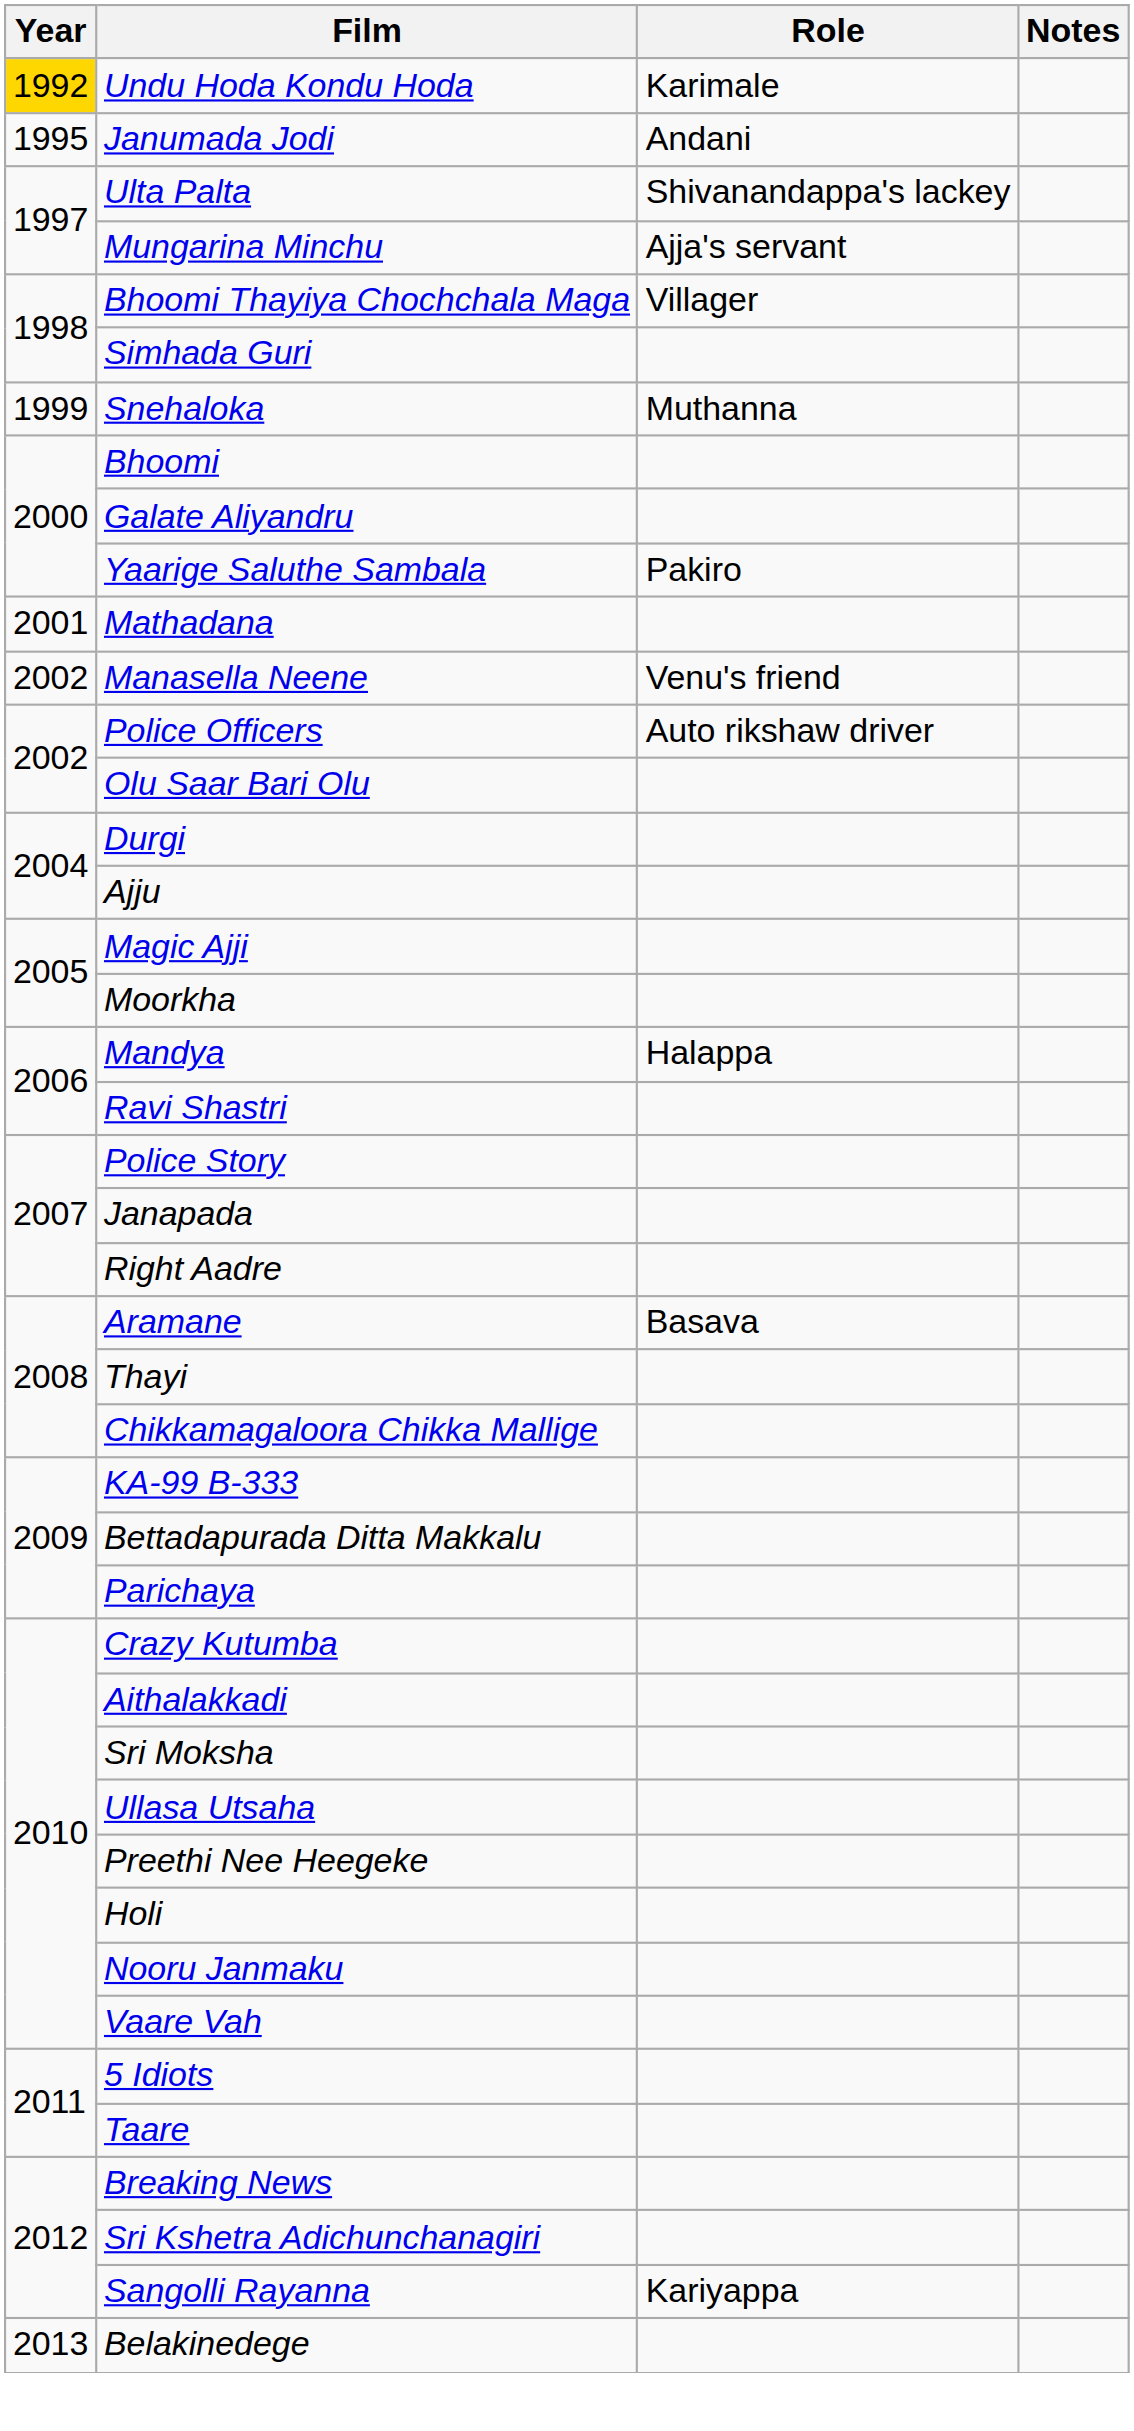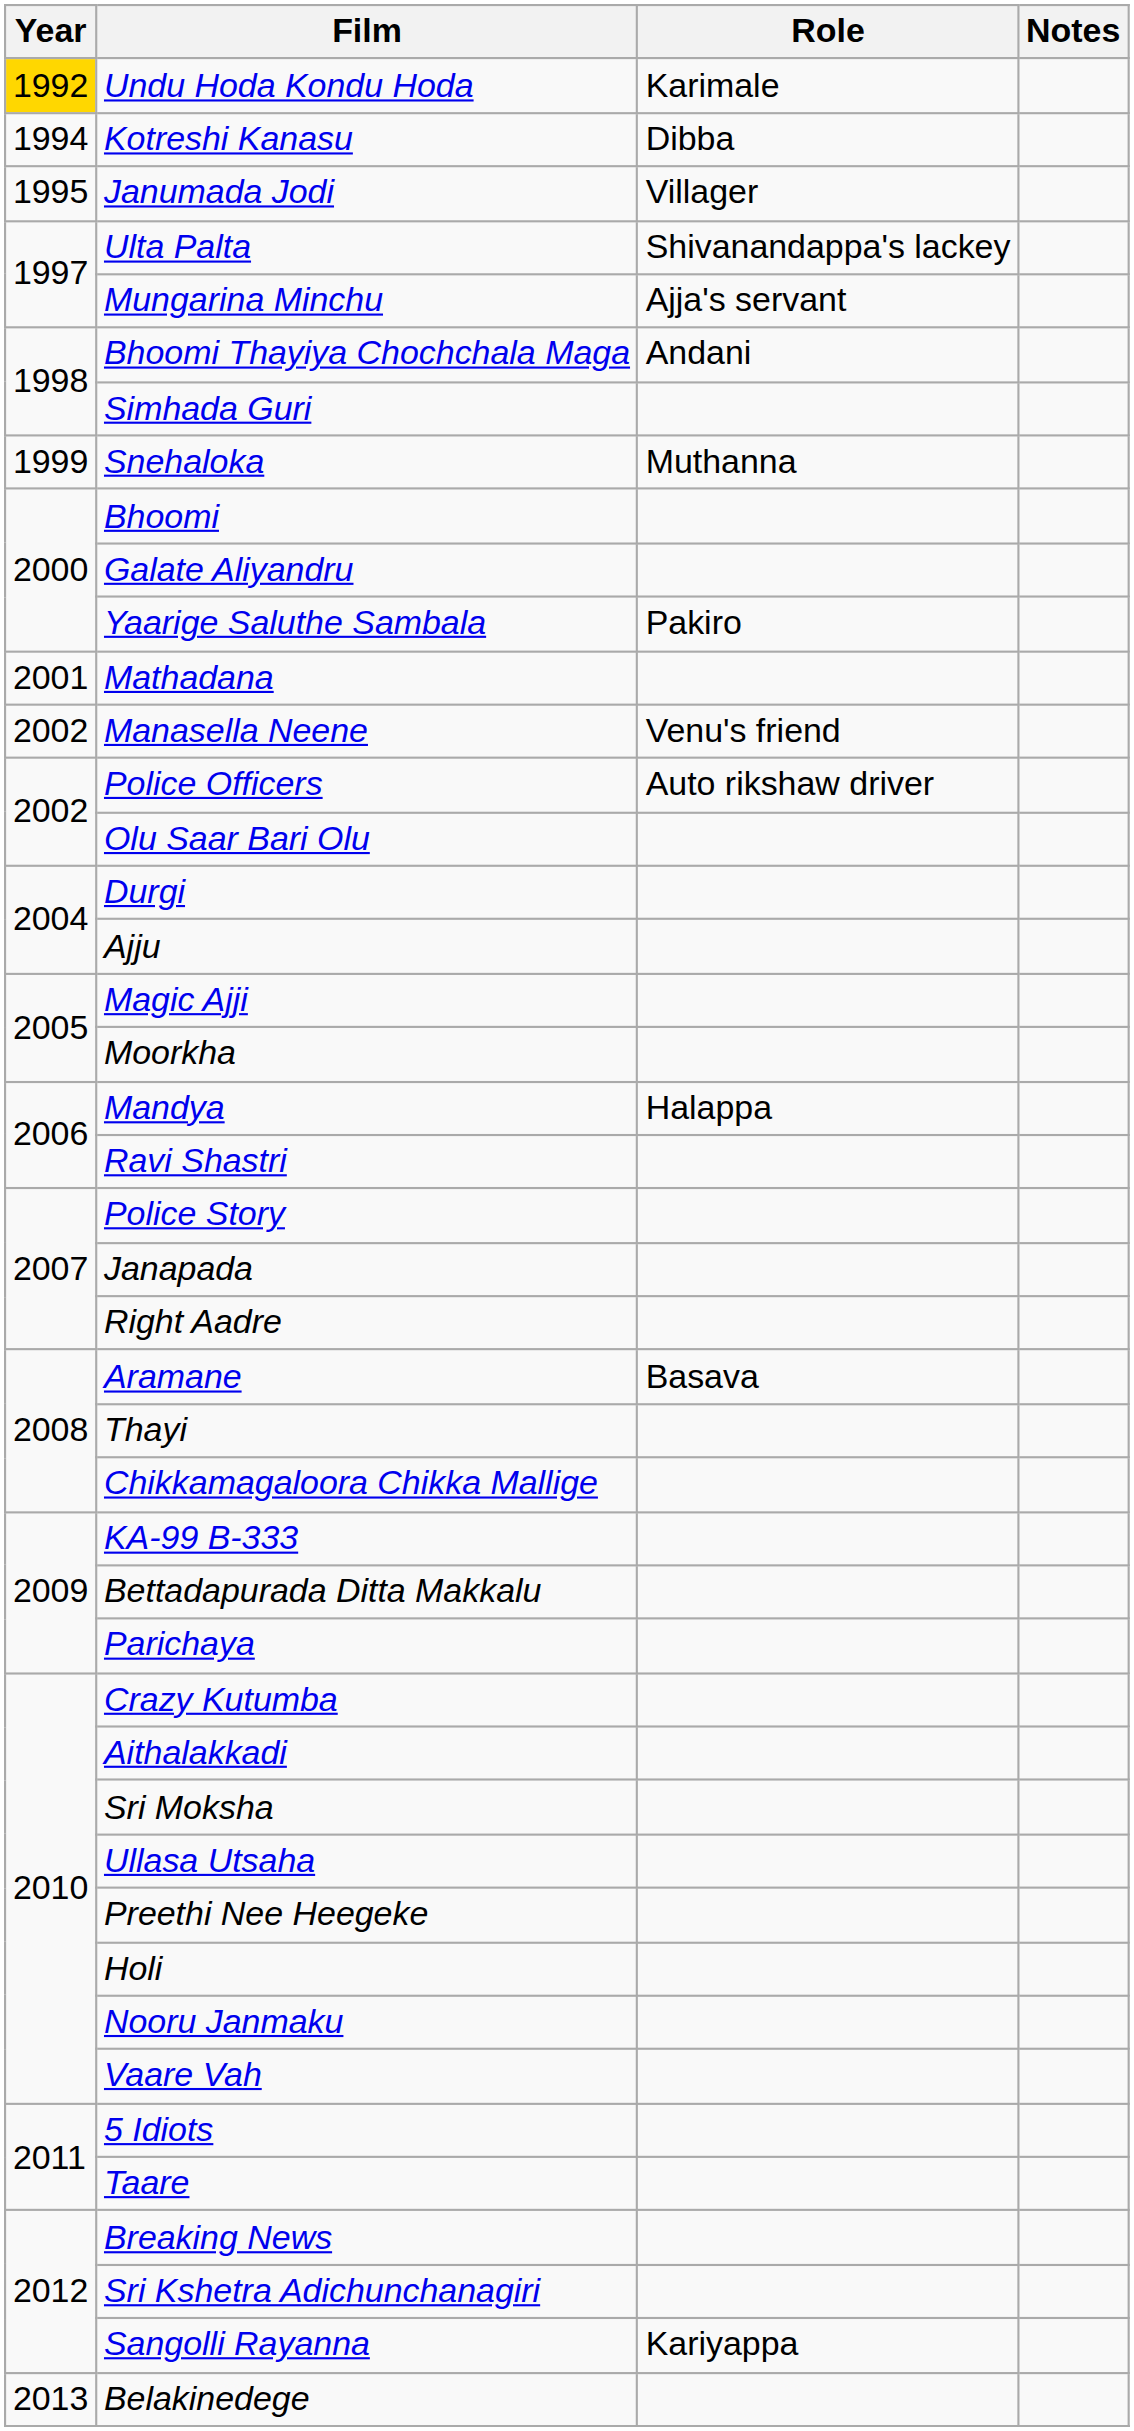+ row: (228, 138)
(698, 138) Andani -> (702, 192) Villager
(702, 300) Villager -> (698, 354) Andani
